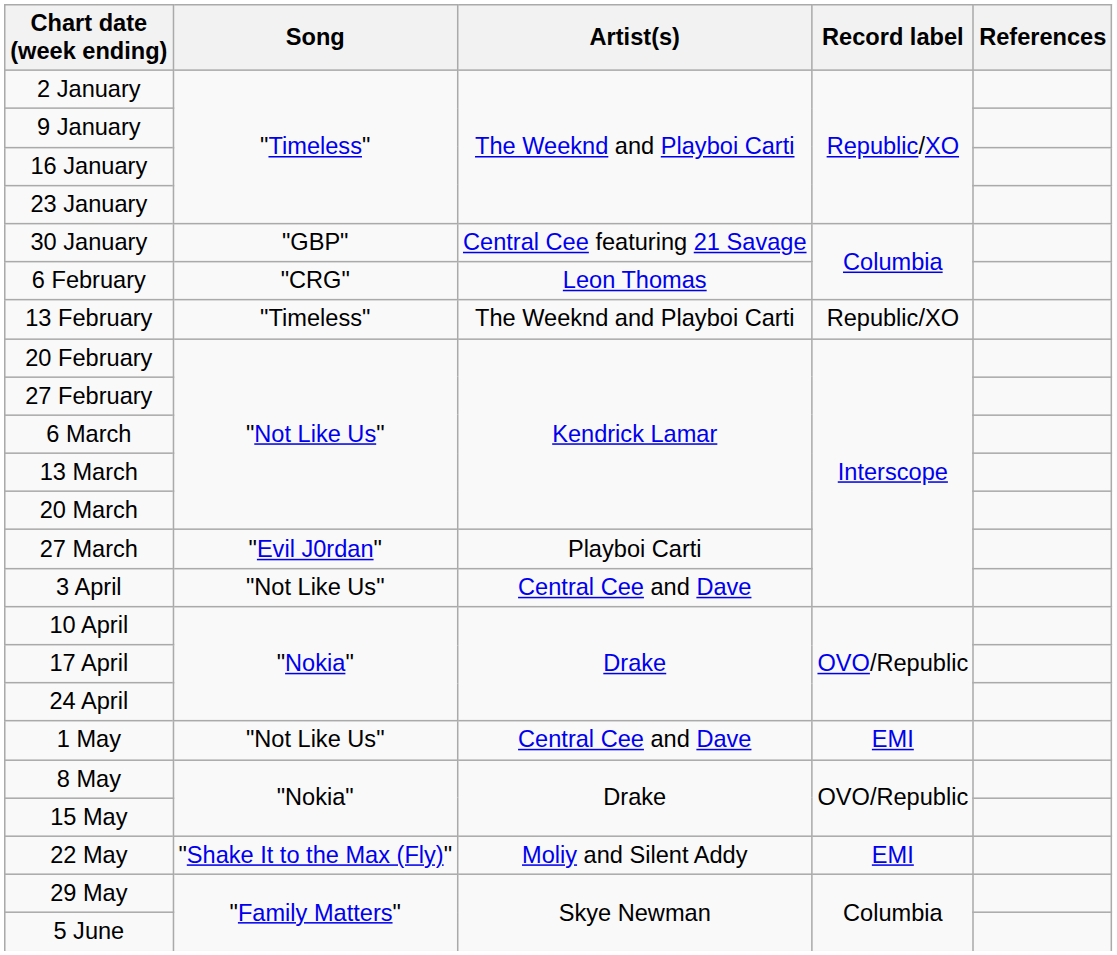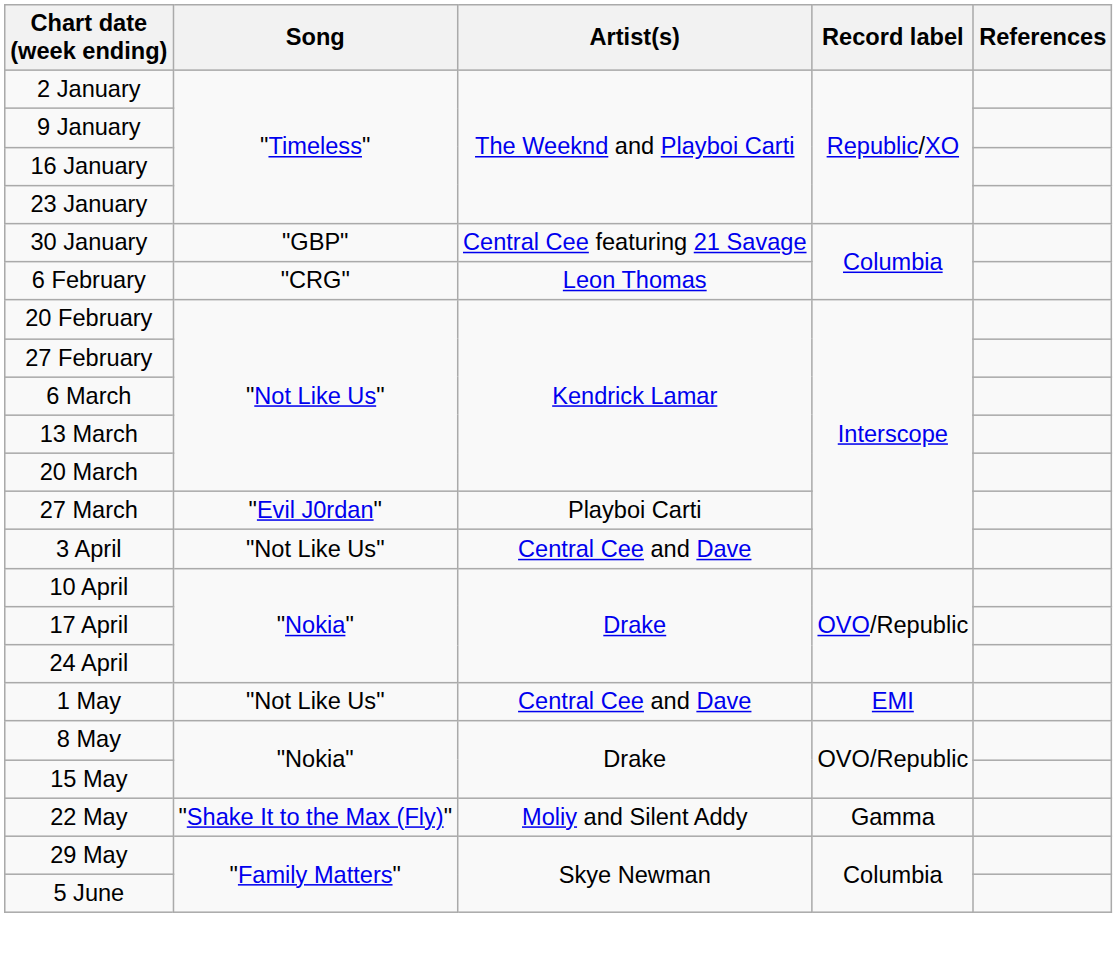- row: (89, 318)
(893, 854) EMI -> (893, 816) Gamma
